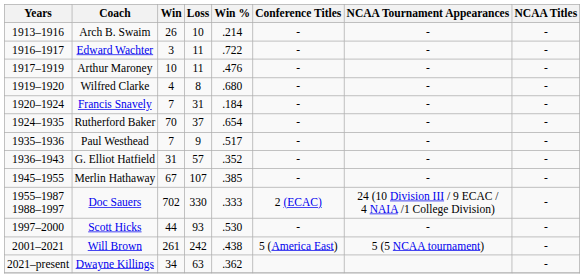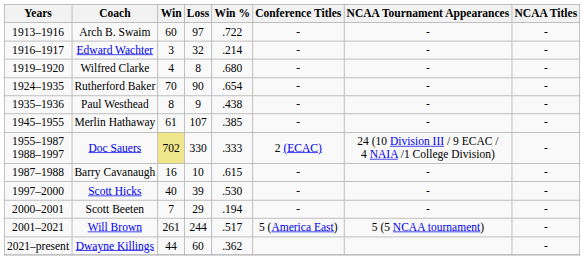(171, 31) 26 -> (171, 31) 60
(198, 31) 10 -> (198, 31) 97
(232, 31) .214 -> (232, 31) .722
(198, 50) 11 -> (198, 50) 32
(232, 50) .722 -> (232, 50) .214
- row: (115, 68)
- row: (115, 104)
(198, 123) 37 -> (198, 86) 90
(171, 141) 7 -> (171, 104) 8
(232, 141) .517 -> (232, 104) .438
- row: (115, 159)
(171, 178) 67 -> (171, 123) 61
(171, 202) no background -> (171, 148) khaki background
+ row: (115, 172)
(171, 227) 44 -> (171, 191) 40
(198, 227) 93 -> (198, 191) 39
+ row: (115, 209)
(198, 245) 242 -> (198, 227) 244
(232, 245) .438 -> (232, 227) .517
(171, 264) 34 -> (171, 245) 44
(198, 264) 63 -> (198, 245) 60
